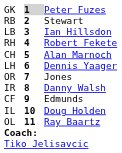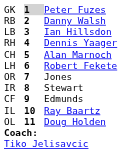(64, 21) Stewart -> (75, 21) Danny Walsh
(81, 43) Robert Fekete -> (81, 43) Dennis Yaager
(81, 66) Dennis Yaager -> (81, 66) Robert Fekete
(75, 88) Danny Walsh -> (64, 88) Stewart
(75, 110) Doug Holden -> (72, 110) Ray Baartz
(72, 122) Ray Baartz -> (75, 122) Doug Holden
